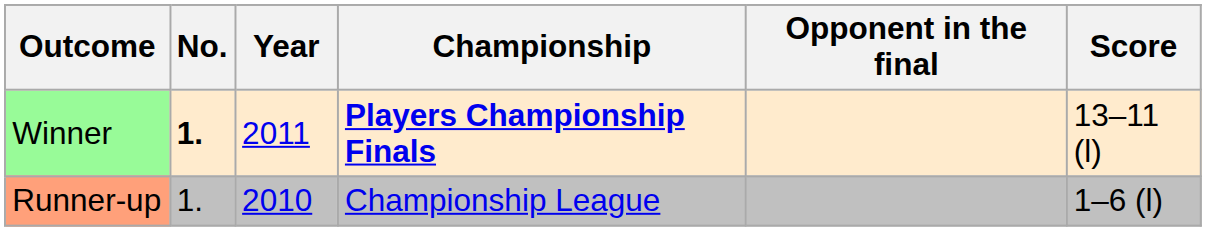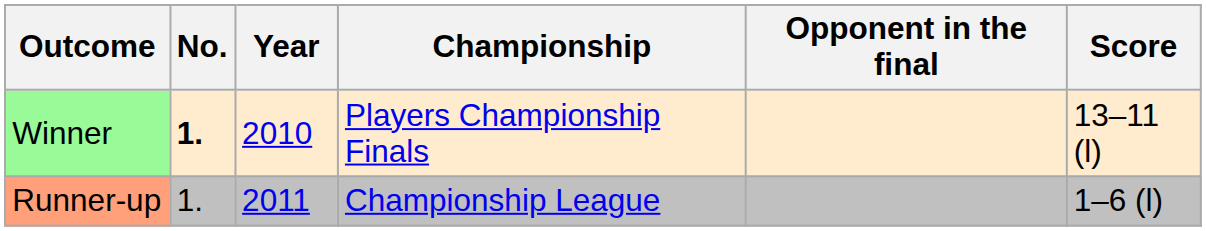(276, 132) 2011 -> (277, 132) 2010
(515, 132) bold -> (503, 132) normal
(277, 200) 2010 -> (276, 200) 2011
